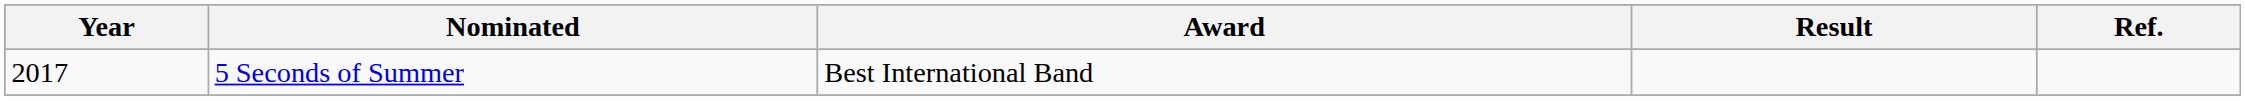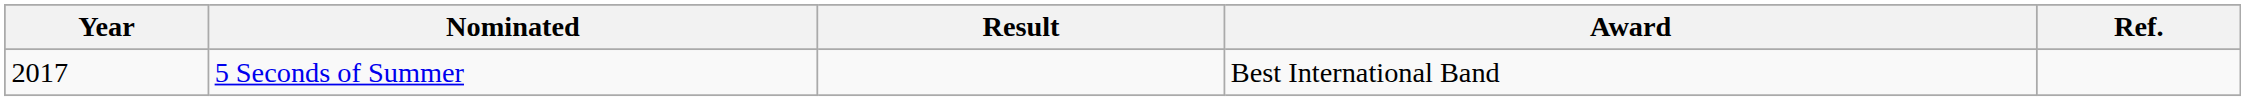columns swapped: (1224, 26) <-> (1834, 26)
